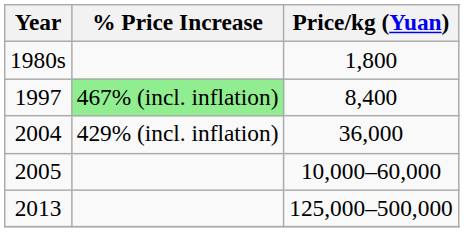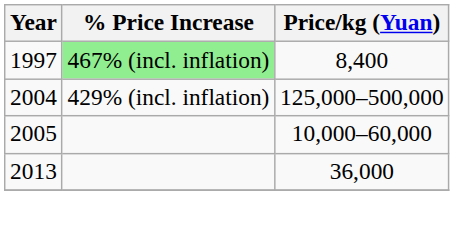- row: (38, 60)
(371, 134) 36,000 -> (362, 97) 125,000–500,000
(371, 208) 125,000–500,000 -> (362, 171) 36,000
